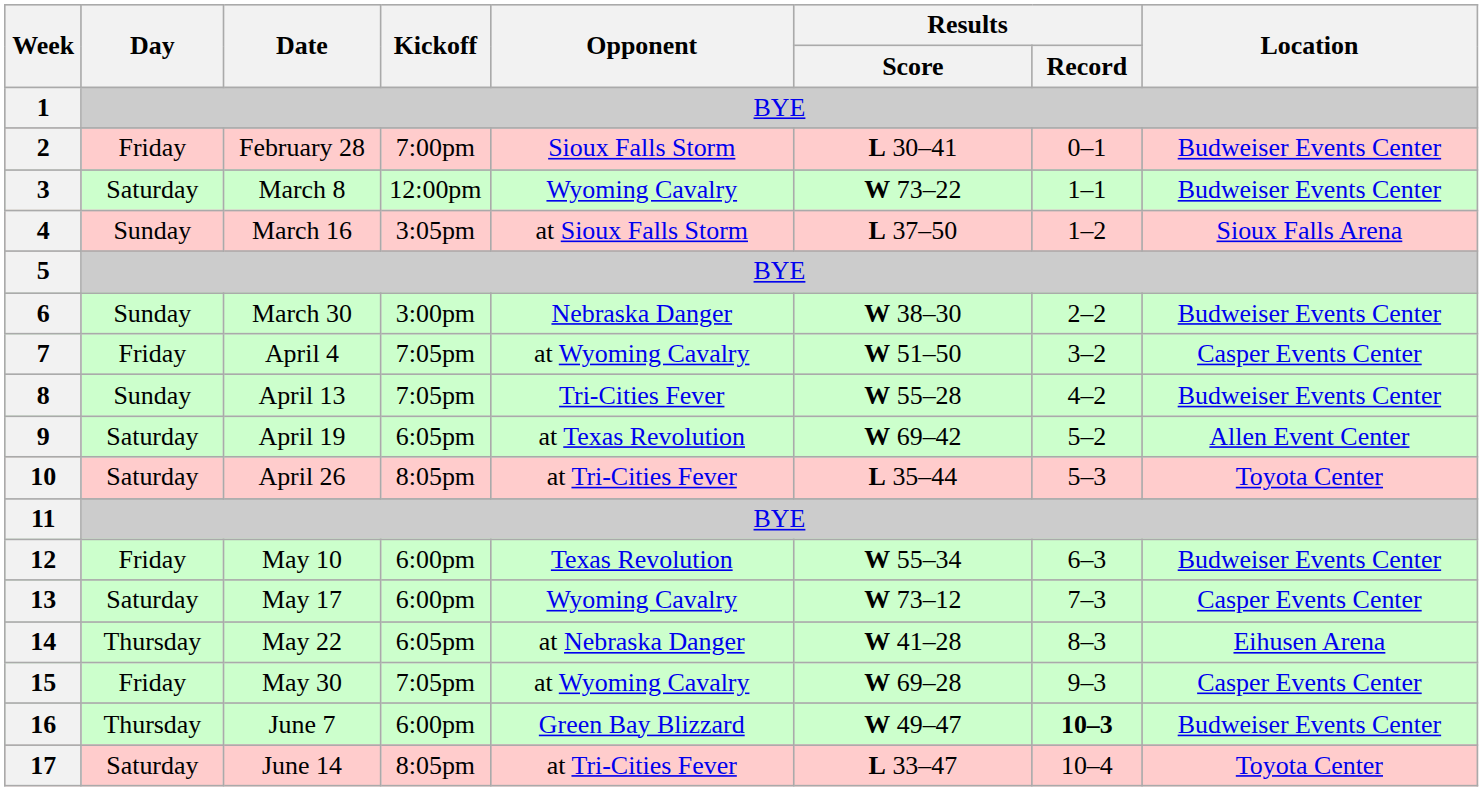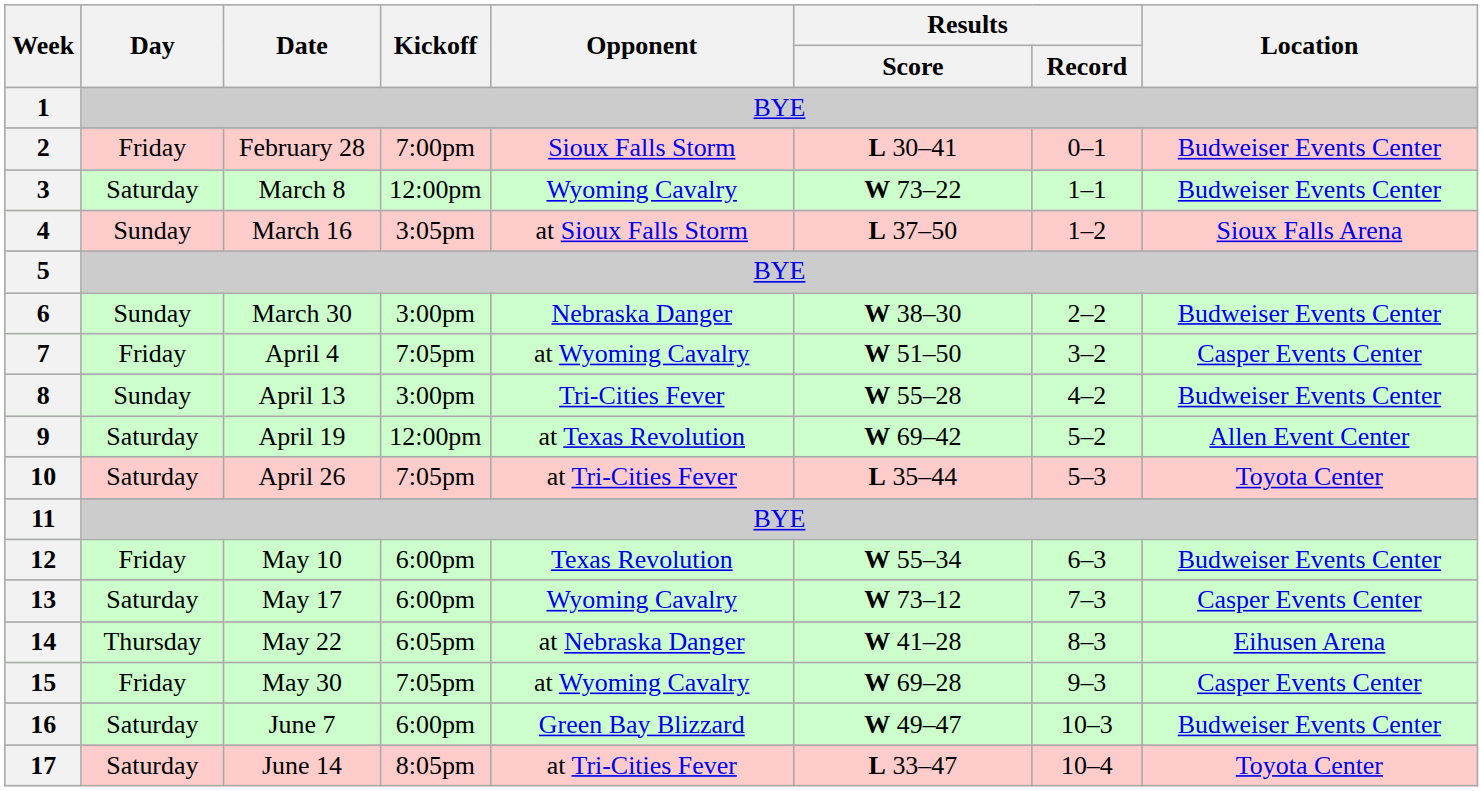(435, 395) 7:05pm -> (435, 395) 3:00pm
(435, 436) 6:05pm -> (435, 436) 12:00pm
(435, 477) 8:05pm -> (435, 477) 7:05pm
(152, 723) Thursday -> (152, 723) Saturday
(1087, 723) bold -> (1087, 723) normal
